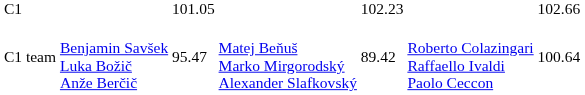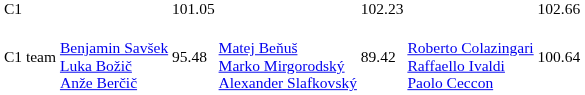(189, 57) 95.47 -> (189, 57) 95.48
